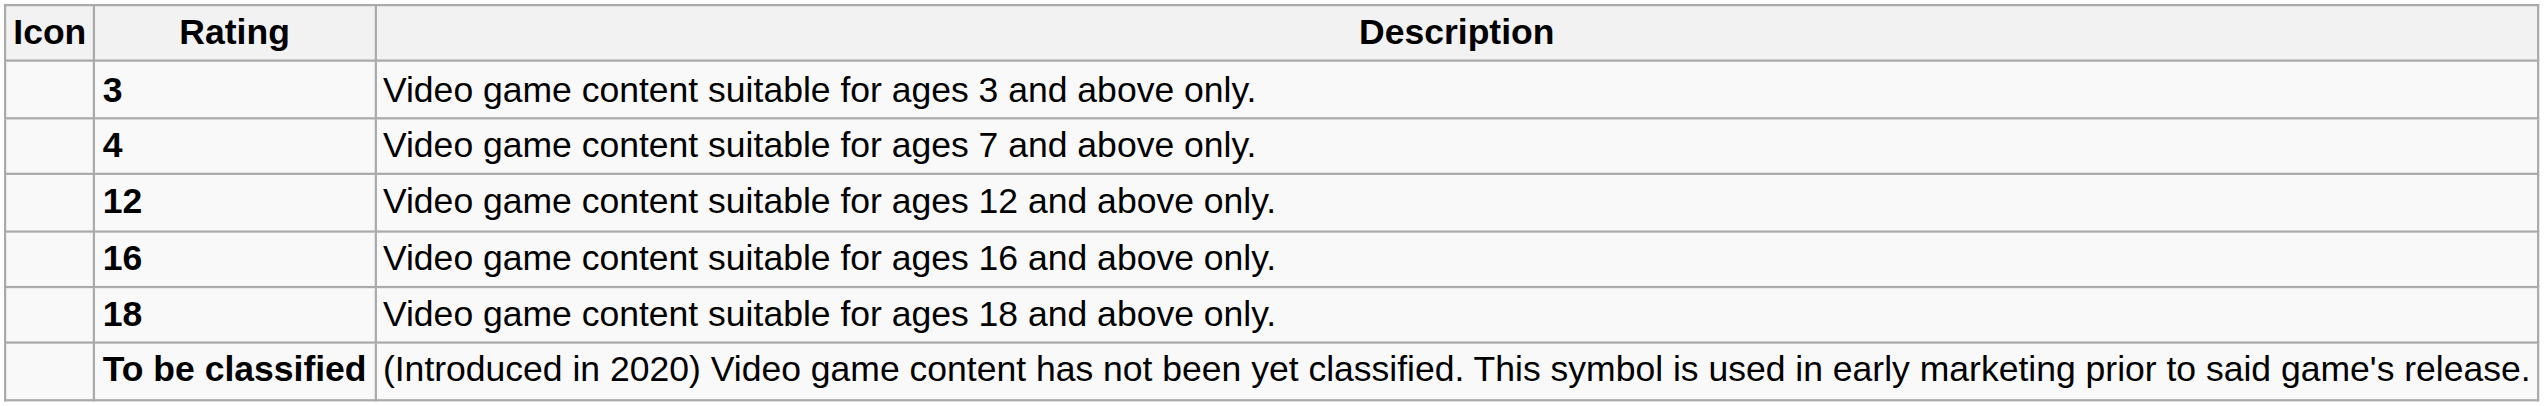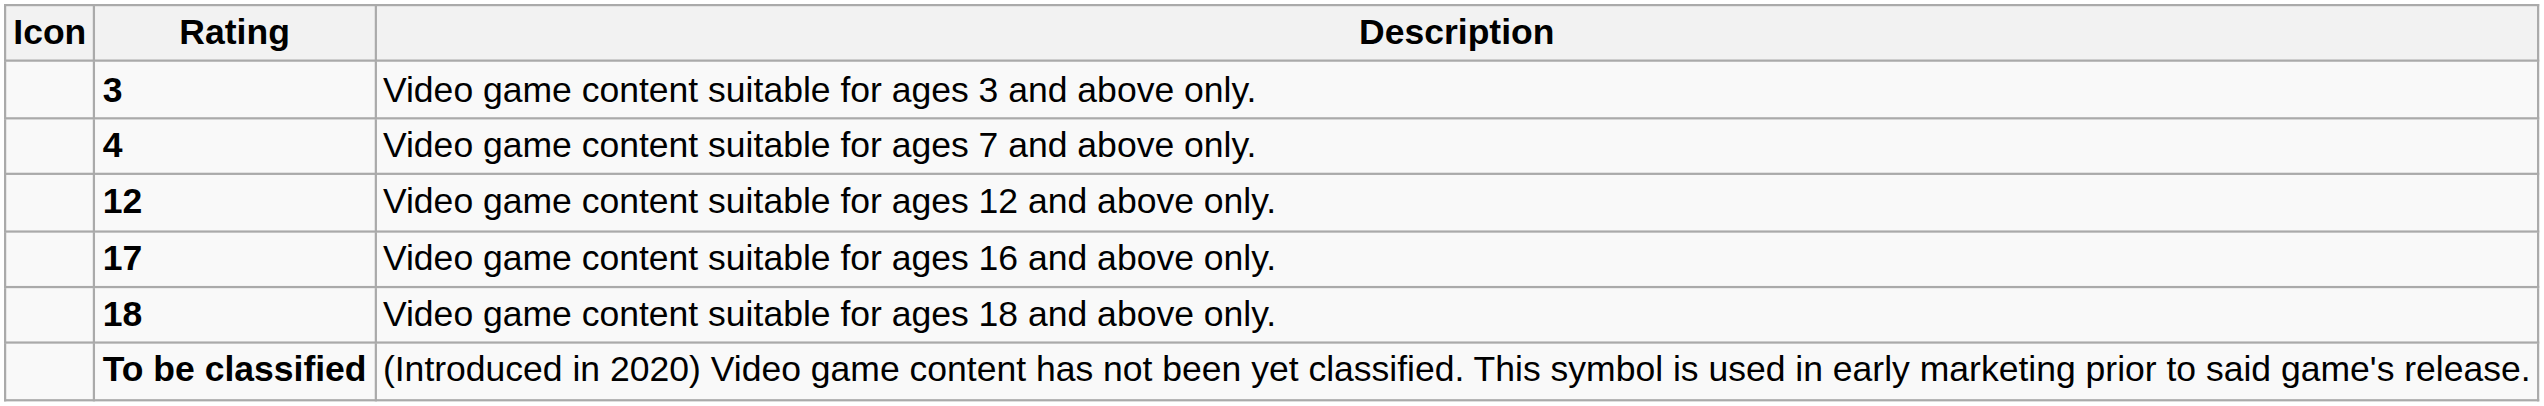(122, 257) 16 -> (122, 257) 17
